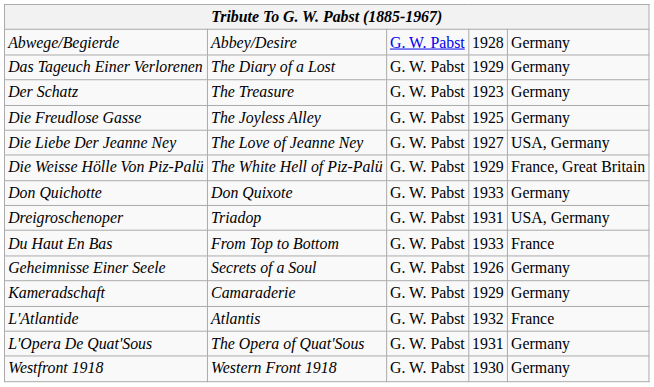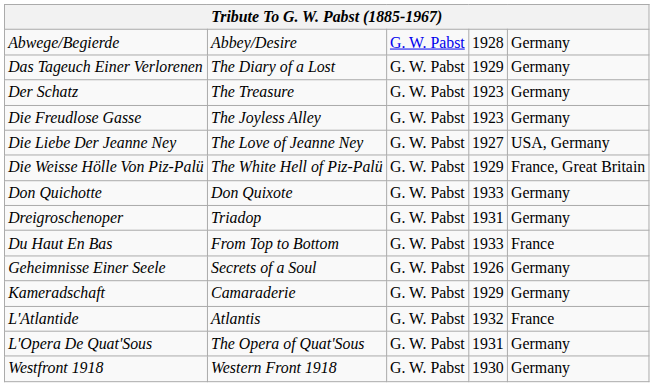(488, 117) 1925 -> (488, 117) 1923
(560, 218) USA, Germany -> (541, 218) Germany
